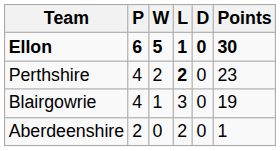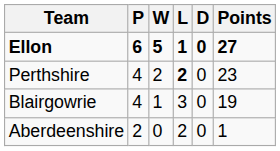(227, 46) 30 -> (227, 46) 27
